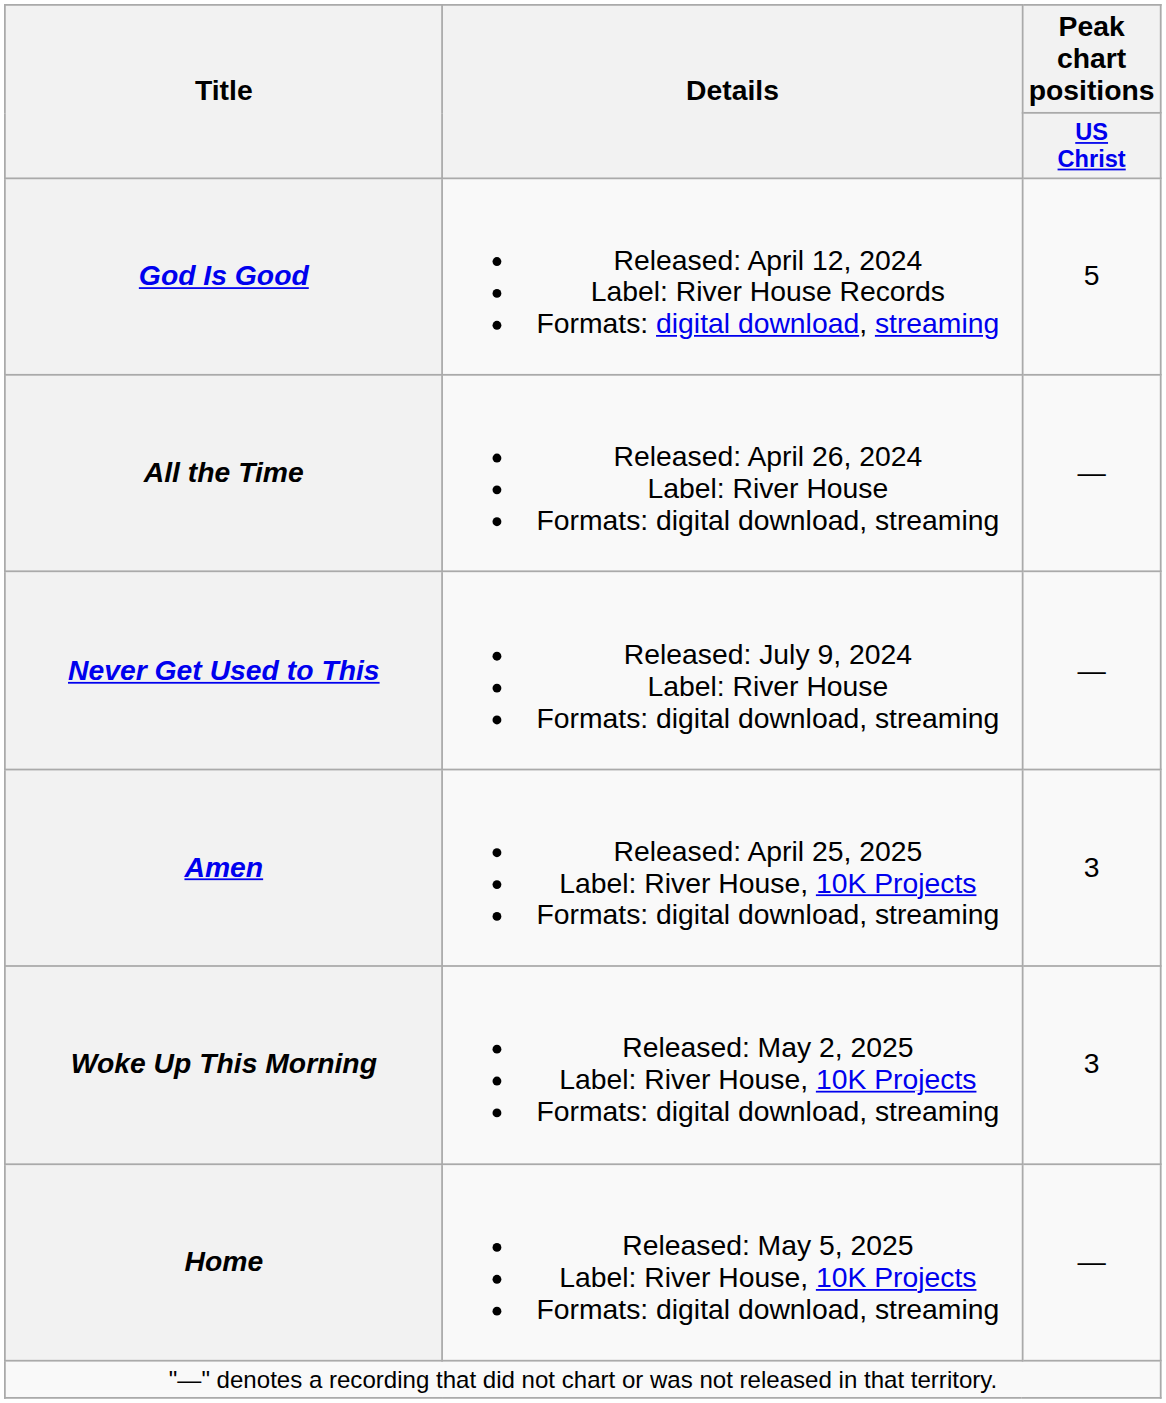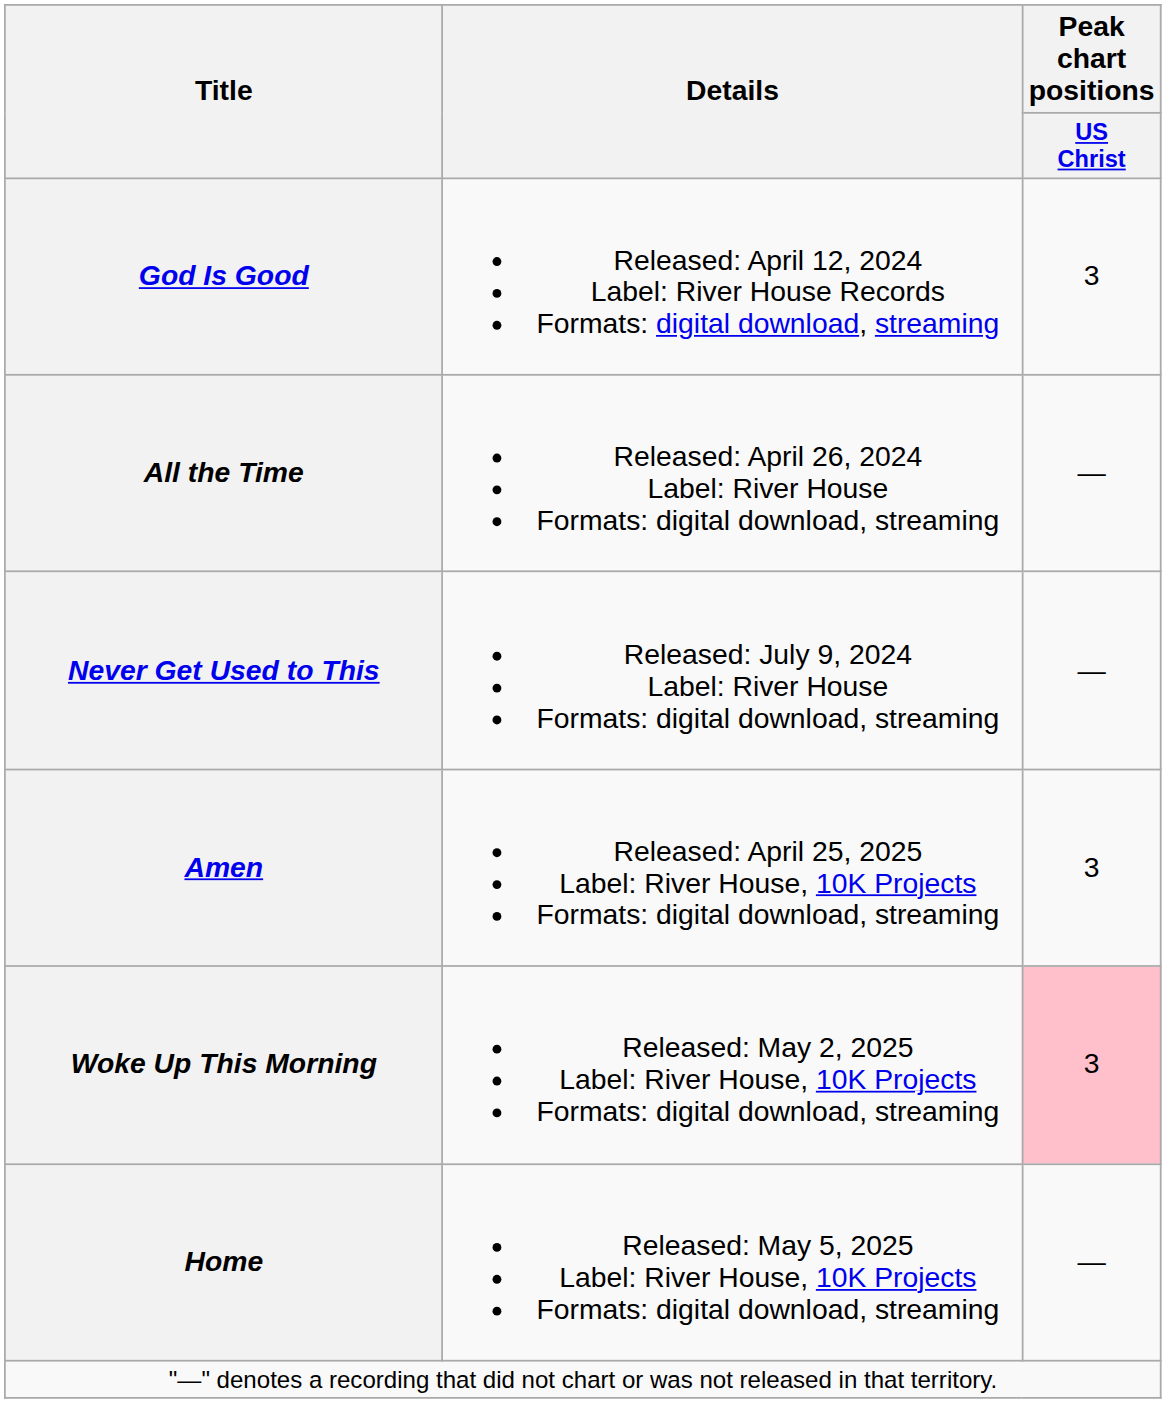(1092, 275) 5 -> (1092, 275) 3
(1092, 1064) no background -> (1092, 1064) pink background
